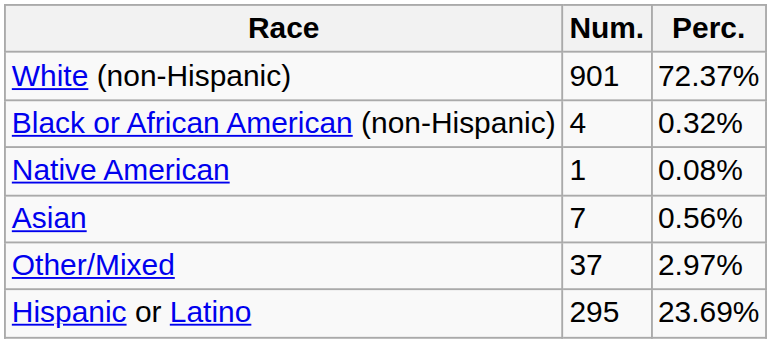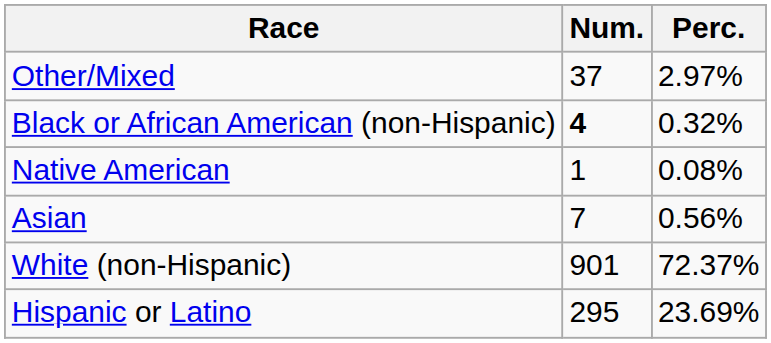rows swapped: (152, 75) <-> (93, 265)
(578, 123) normal -> (578, 123) bold
